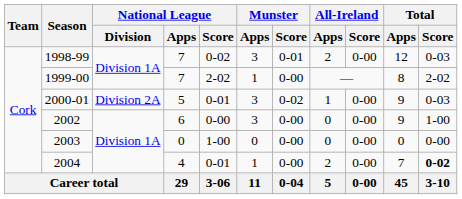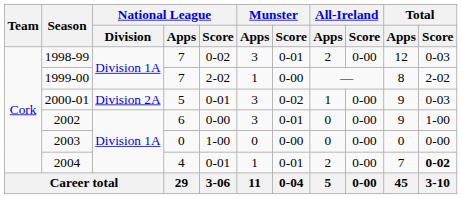(291, 120) 0-00 -> (291, 120) 0-01
(291, 162) 0-00 -> (291, 162) 0-01
